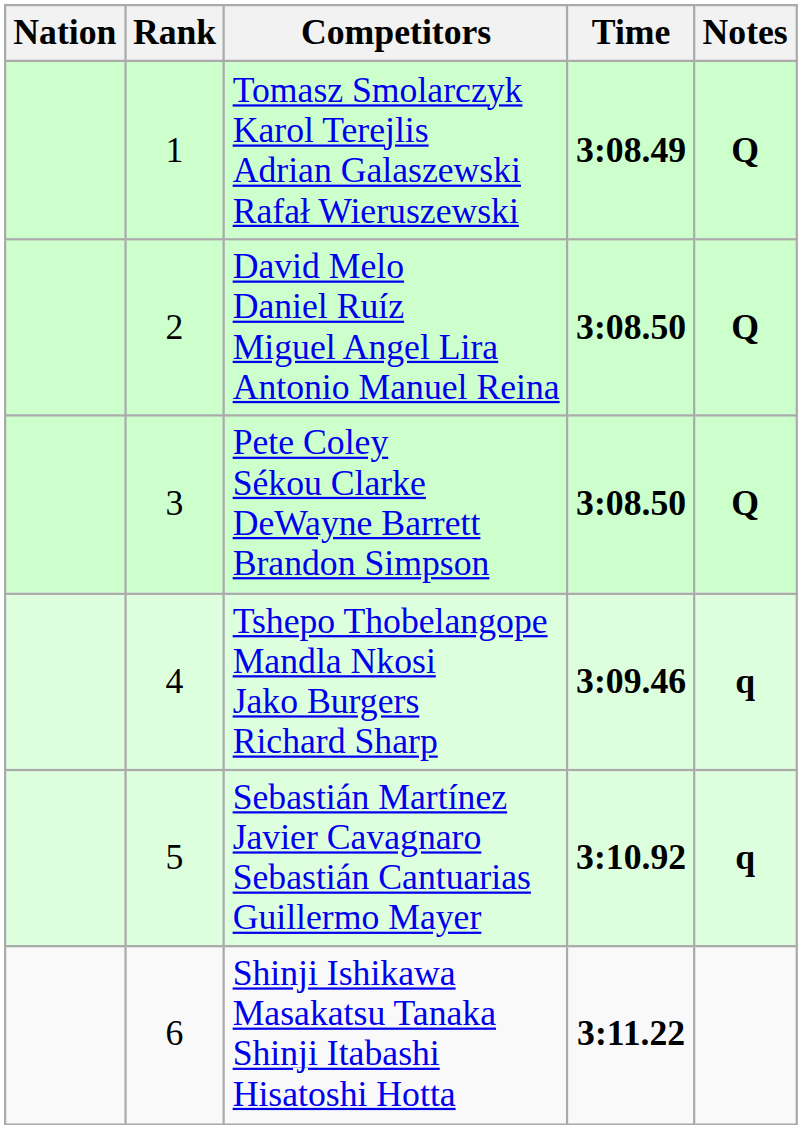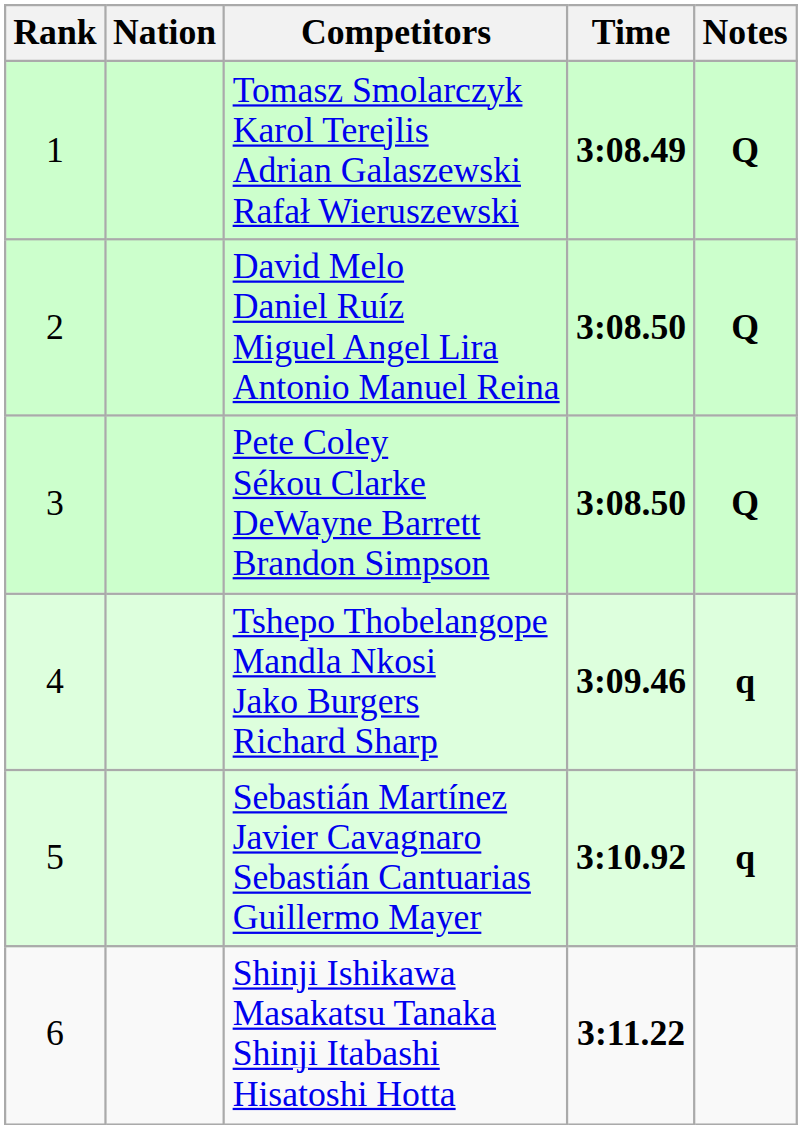columns swapped: (175, 32) <-> (65, 32)
